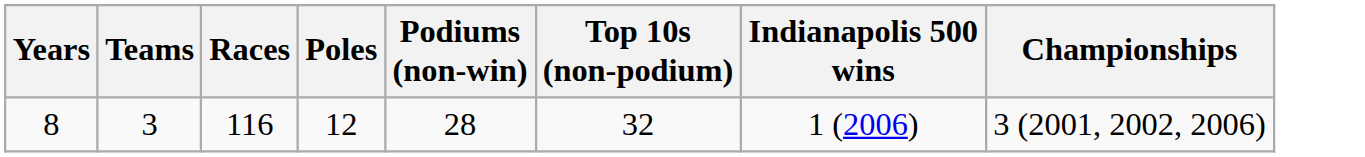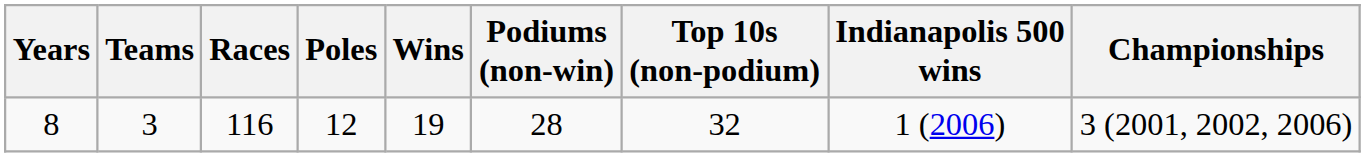+ column: (428, 50)
